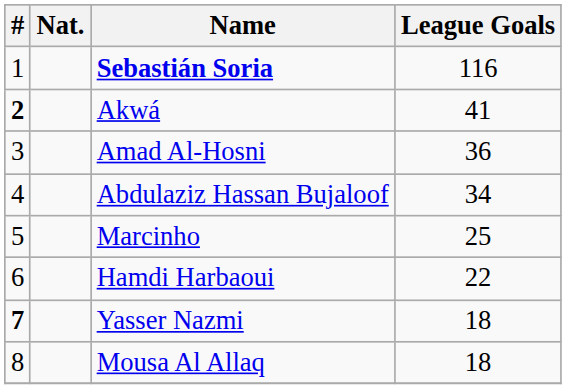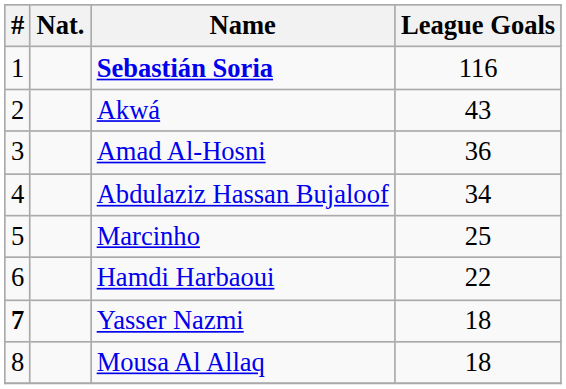(18, 109) bold -> (18, 109) normal
(478, 109) 41 -> (478, 109) 43
